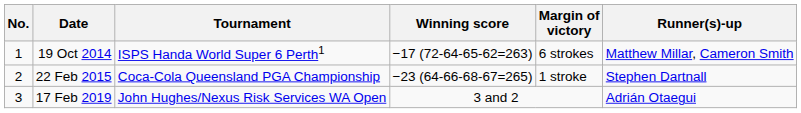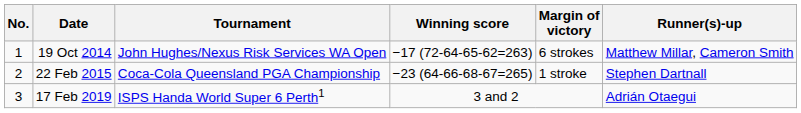(221, 53) ISPS Handa World Super 6 Perth1 -> (252, 52) John Hughes/Nexus Risk Services WA Open
(252, 97) John Hughes/Nexus Risk Services WA Open -> (221, 96) ISPS Handa World Super 6 Perth1
